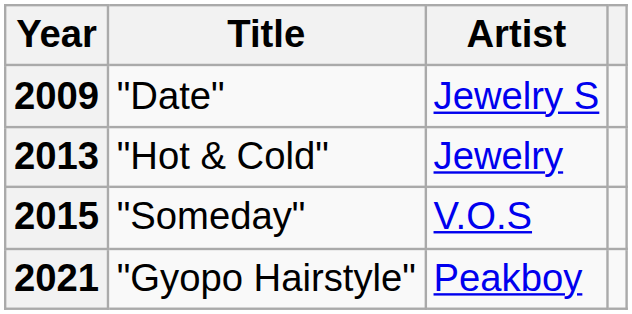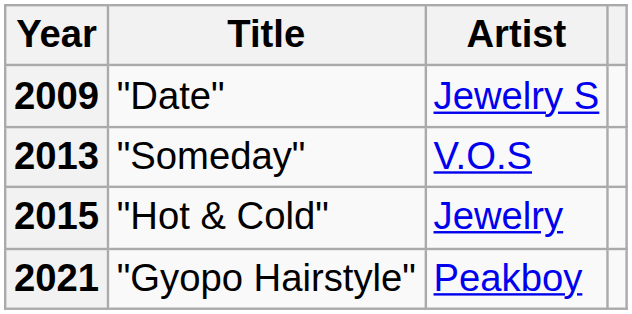(223, 156) "Hot & Cold" -> (211, 156) "Someday"
(498, 156) Jewelry -> (483, 156) V.O.S
(211, 216) "Someday" -> (223, 216) "Hot & Cold"
(483, 216) V.O.S -> (498, 216) Jewelry
